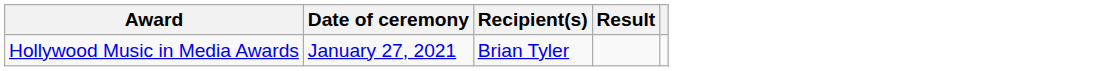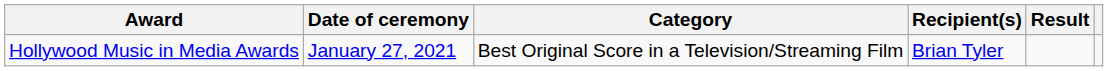+ column: (690, 19)
